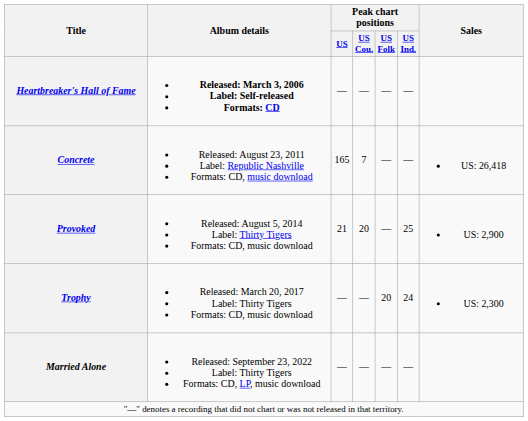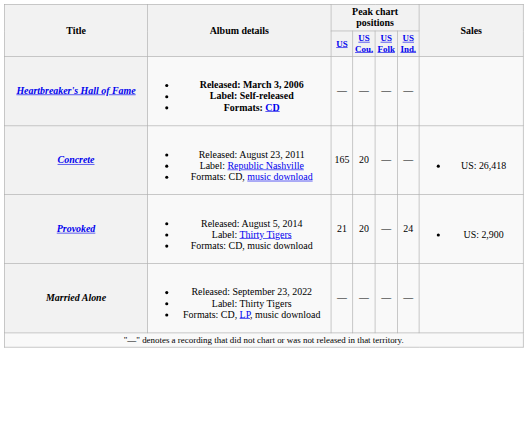(364, 160) 7 -> (364, 160) 20
(408, 229) 25 -> (408, 229) 24
- row: (76, 298)
